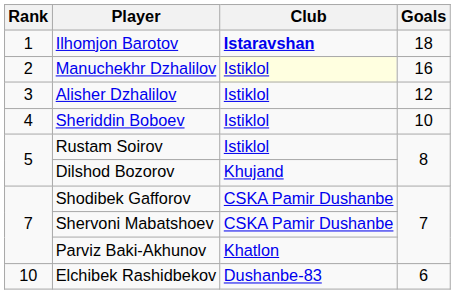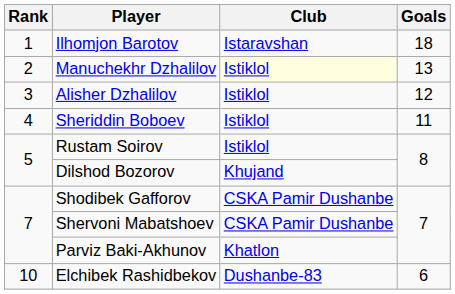(269, 43) bold -> (266, 43) normal
(424, 69) 16 -> (424, 69) 13
(424, 120) 10 -> (424, 120) 11
